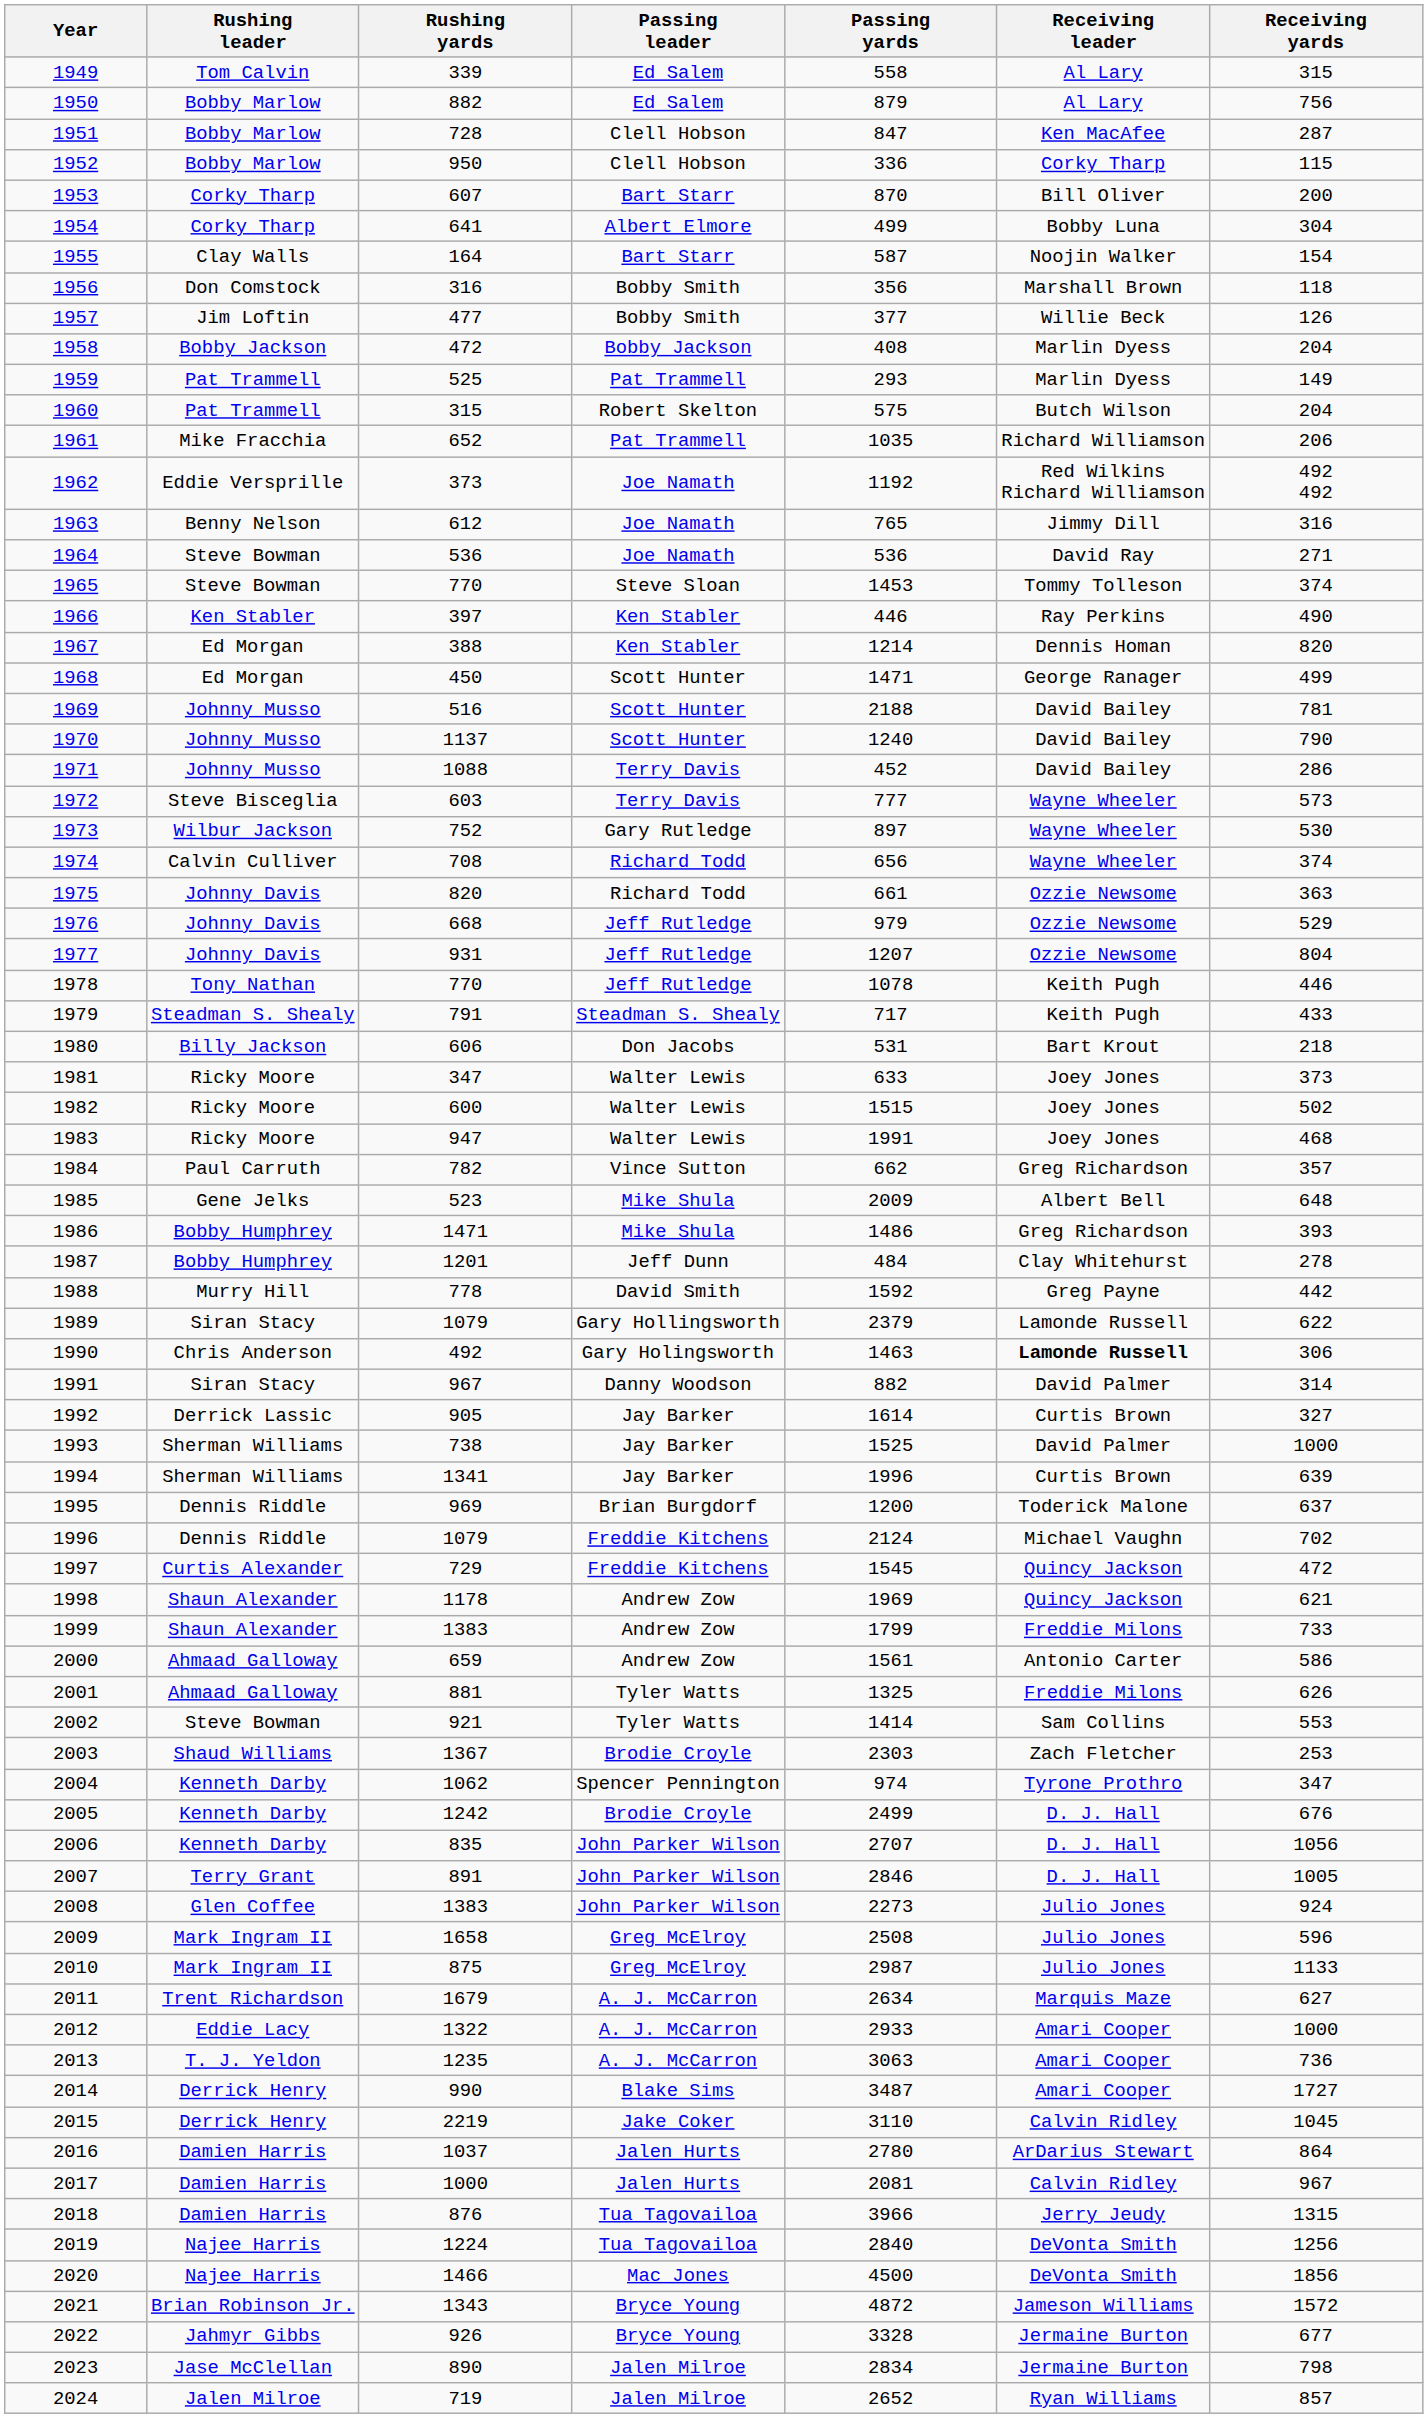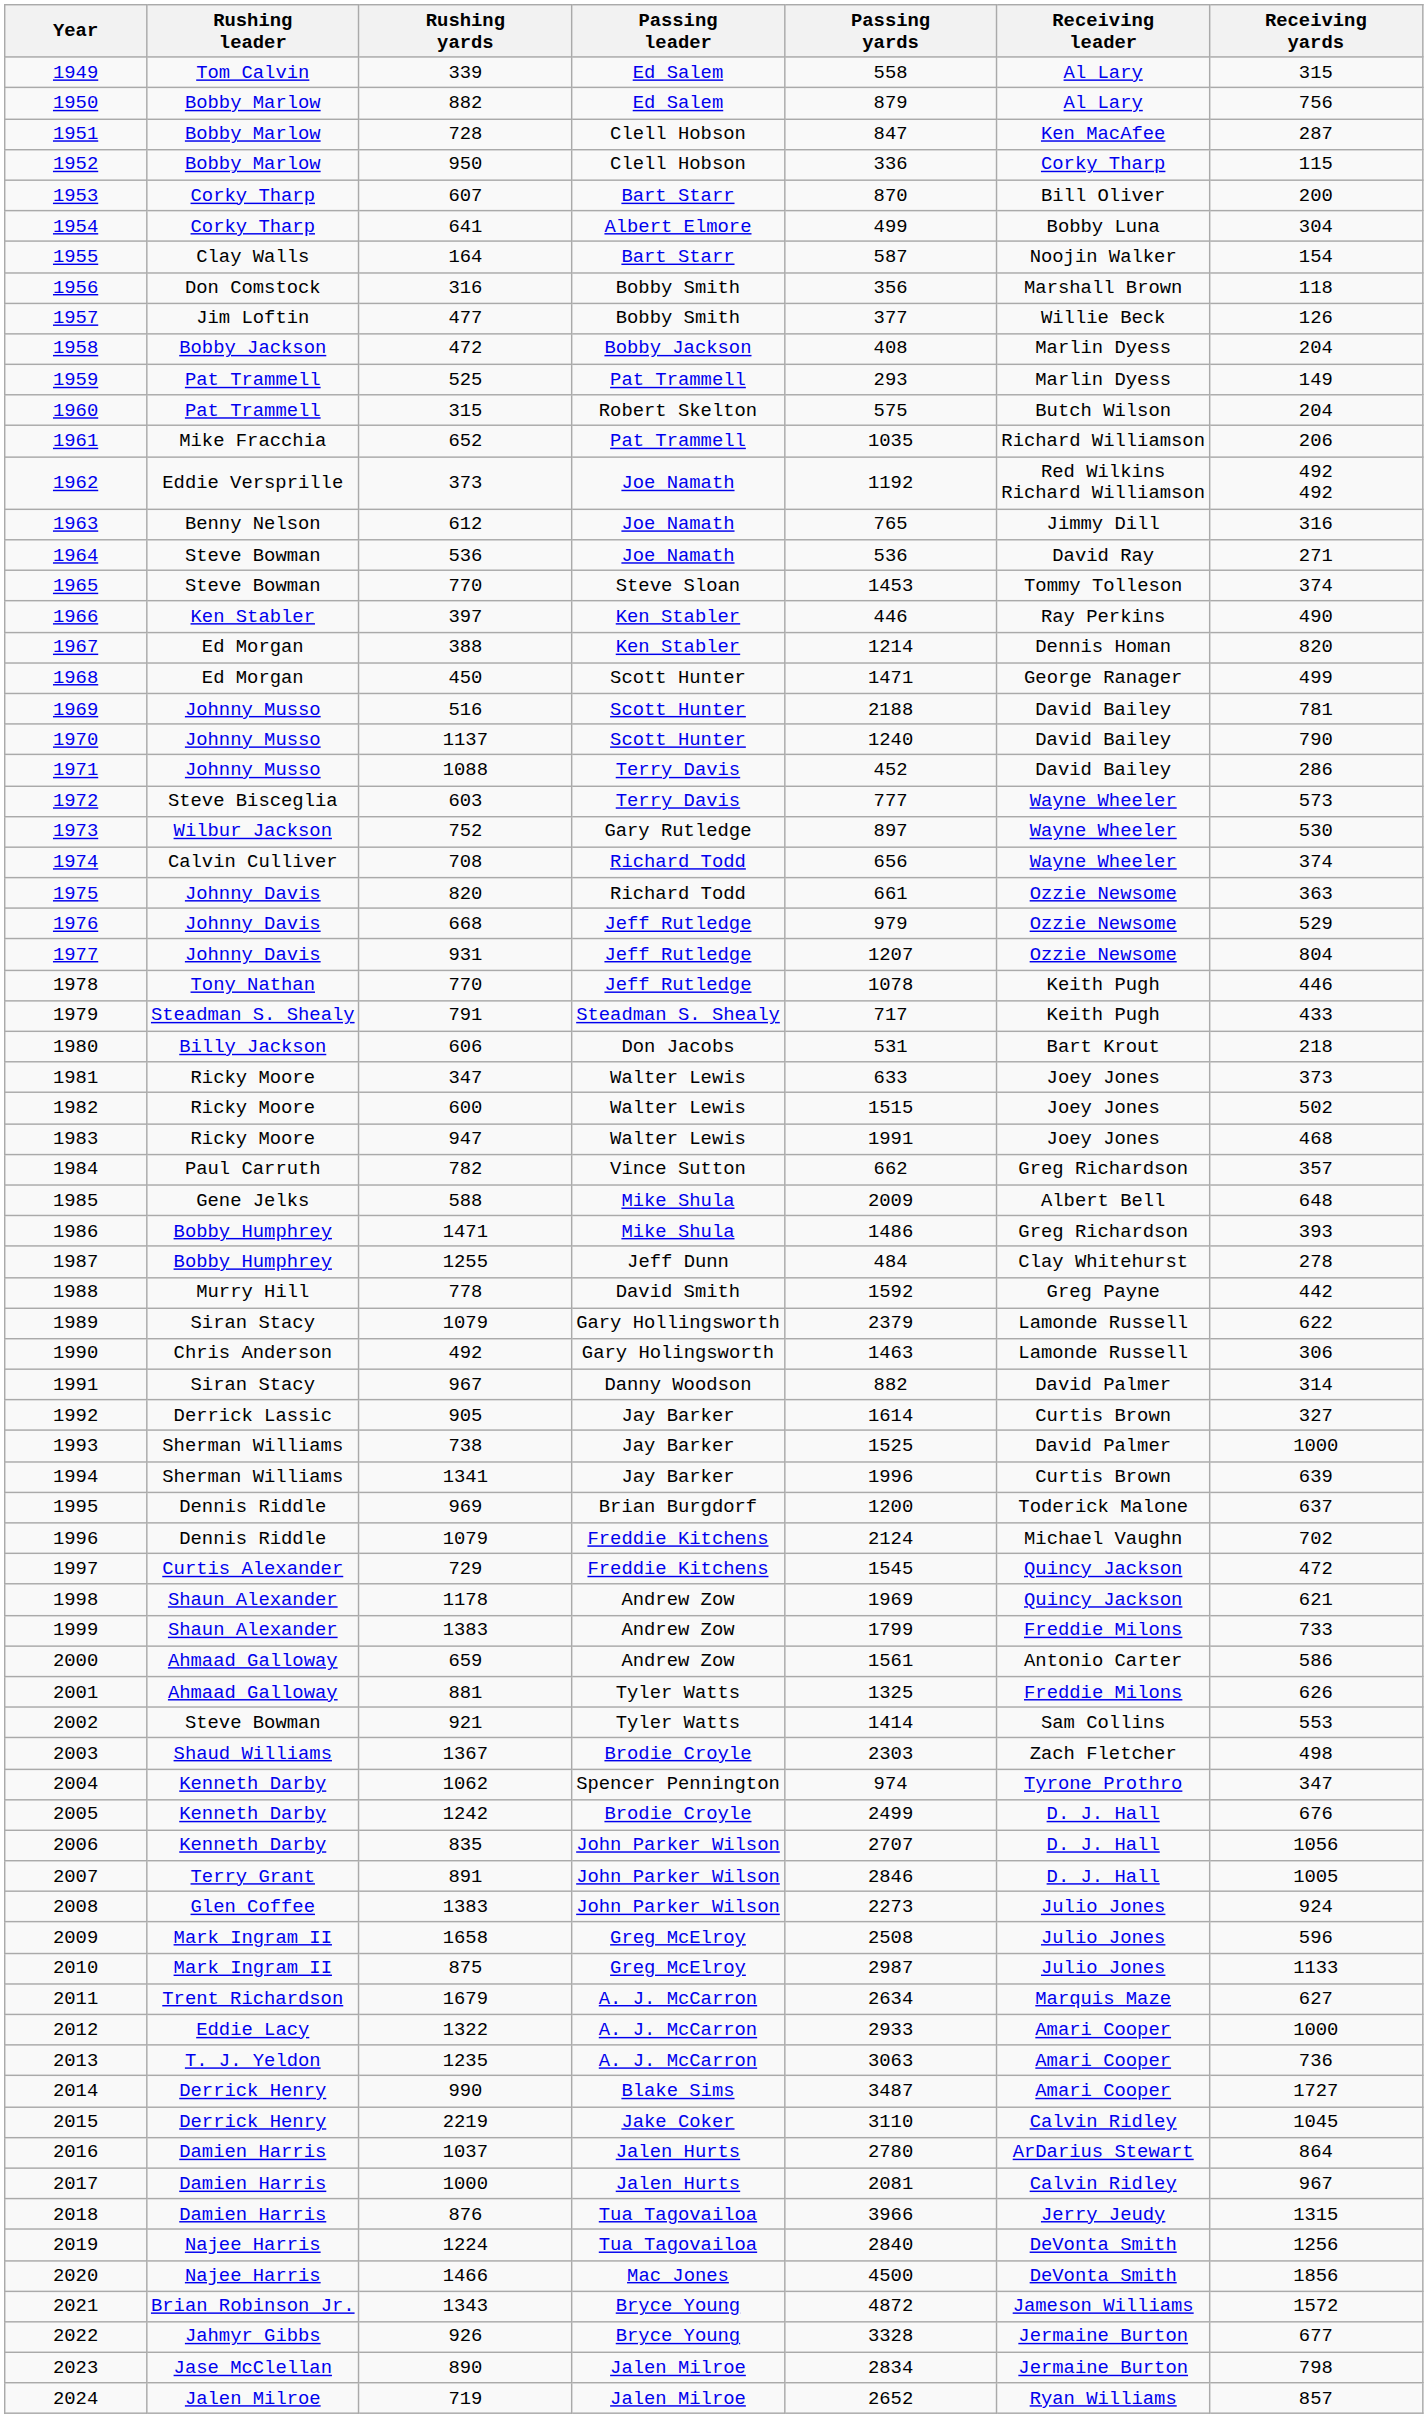(465, 1200) 523 -> (465, 1200) 588
(465, 1262) 1201 -> (465, 1262) 1255
(1103, 1354) bold -> (1103, 1354) normal
(1316, 1753) 253 -> (1316, 1753) 498
